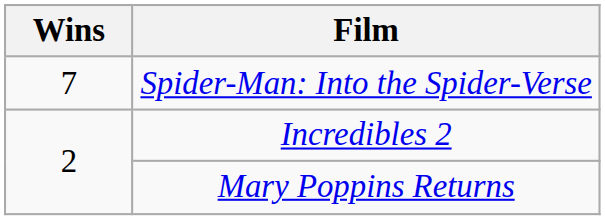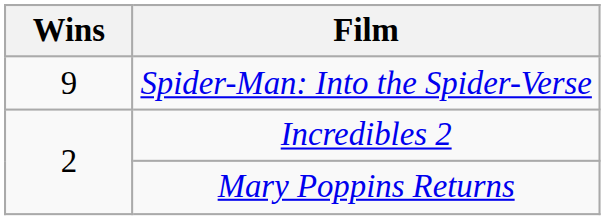(69, 82) 7 -> (69, 82) 9
